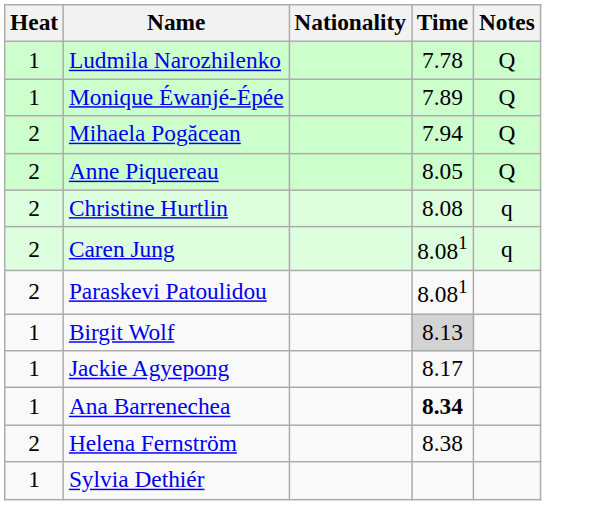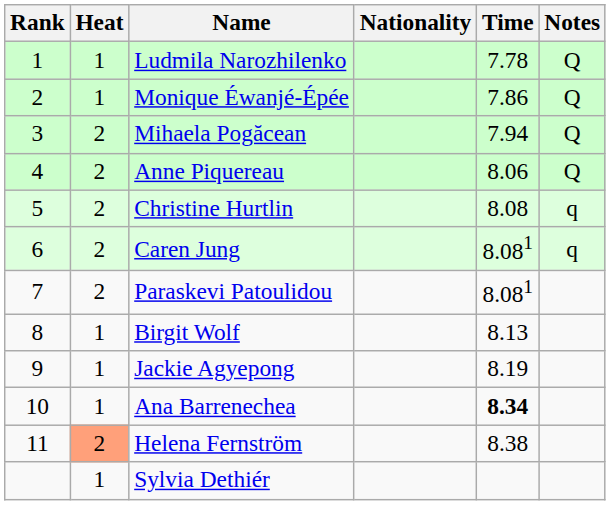+ column: (37, 23)
(442, 97) 7.89 -> (508, 97) 7.86
(442, 171) 8.05 -> (508, 171) 8.06
(442, 332) lightgrey background -> (508, 332) no background
(442, 369) 8.17 -> (508, 369) 8.19
(34, 443) no background -> (99, 443) lightsalmon background
